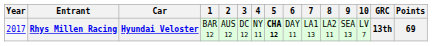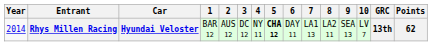(16, 29) 2017 -> (16, 29) 2014
(411, 29) 69 -> (411, 29) 62
